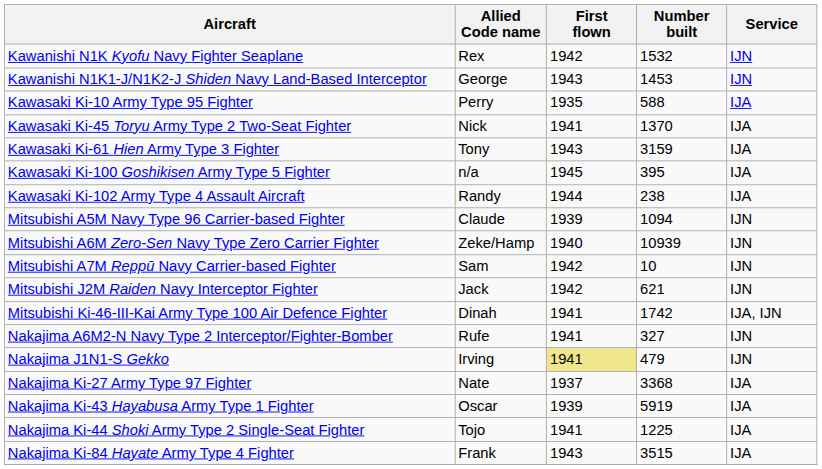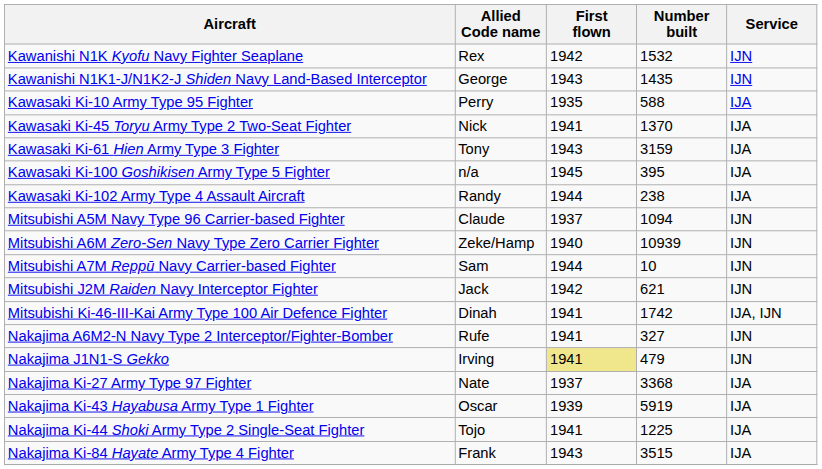(656, 79) 1453 -> (656, 79) 1435
(566, 219) 1939 -> (566, 219) 1937
(566, 266) 1942 -> (566, 266) 1944
